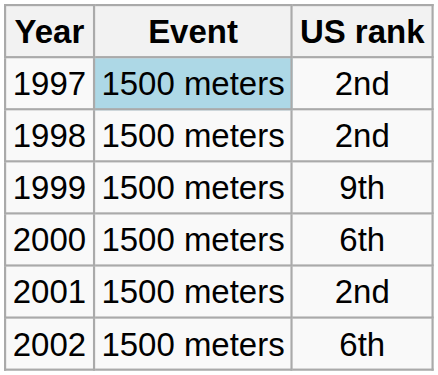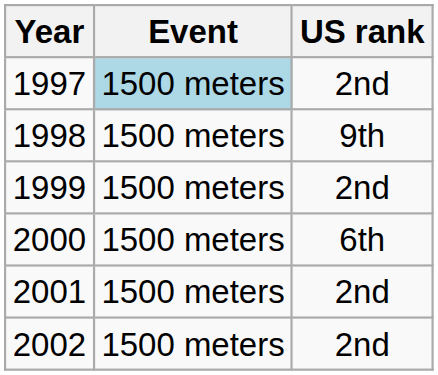(362, 136) 2nd -> (362, 136) 9th
(362, 188) 9th -> (362, 188) 2nd
(362, 345) 6th -> (362, 345) 2nd
